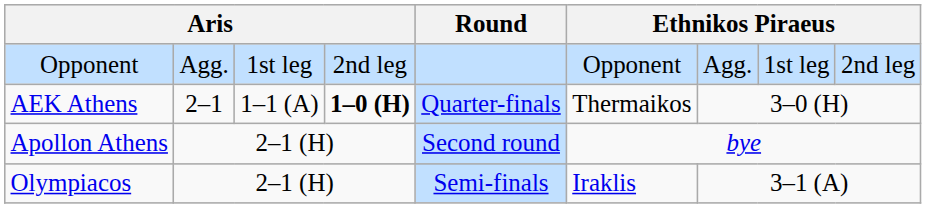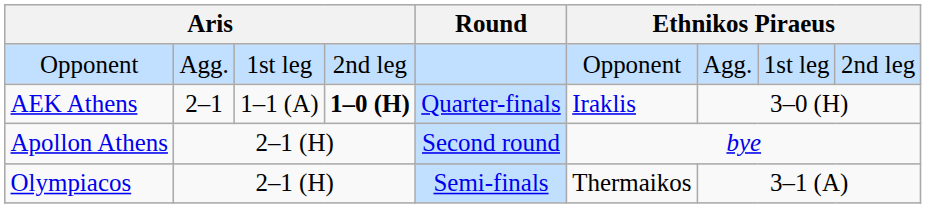(632, 103) Thermaikos -> (604, 103) Iraklis
(604, 182) Iraklis -> (632, 182) Thermaikos
